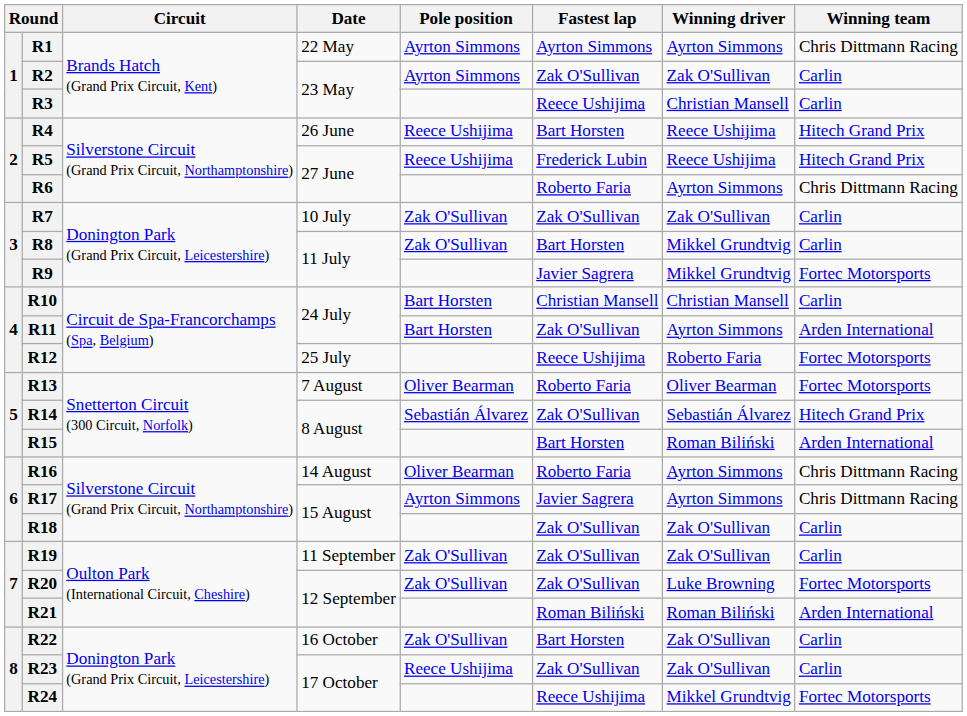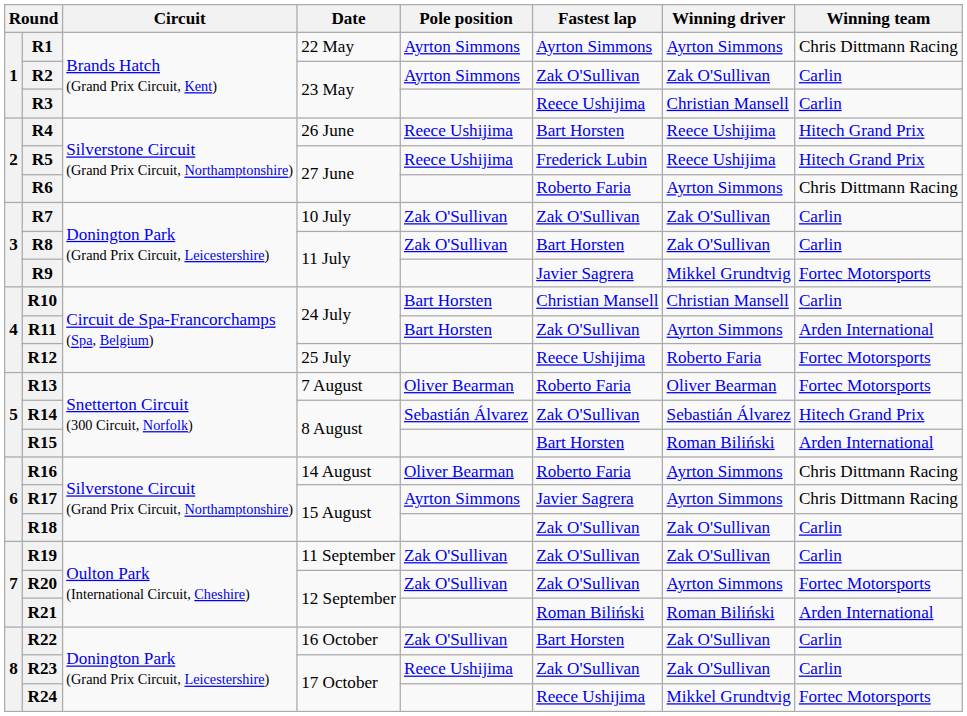(729, 244) Mikkel Grundtvig -> (718, 244) Zak O'Sullivan
(721, 583) Luke Browning -> (725, 583) Ayrton Simmons
